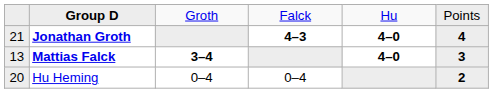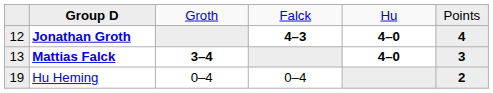(17, 36) 21 -> (17, 36) 12
(17, 78) 20 -> (17, 78) 19
